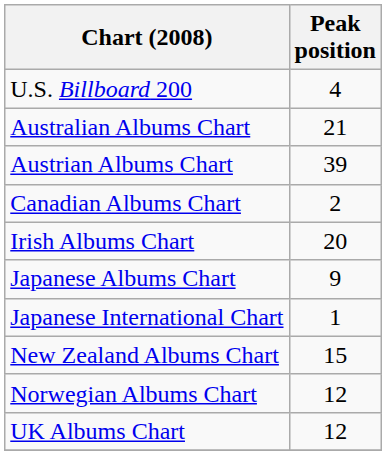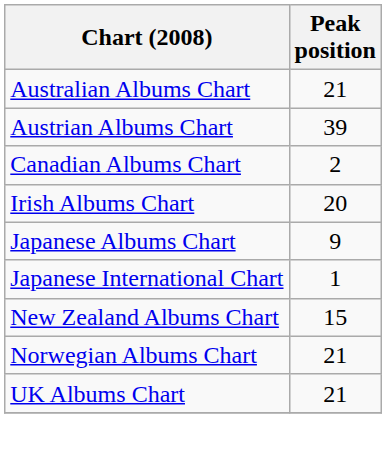- row: (101, 88)
(335, 393) 12 -> (335, 355) 21
(335, 431) 12 -> (335, 393) 21
